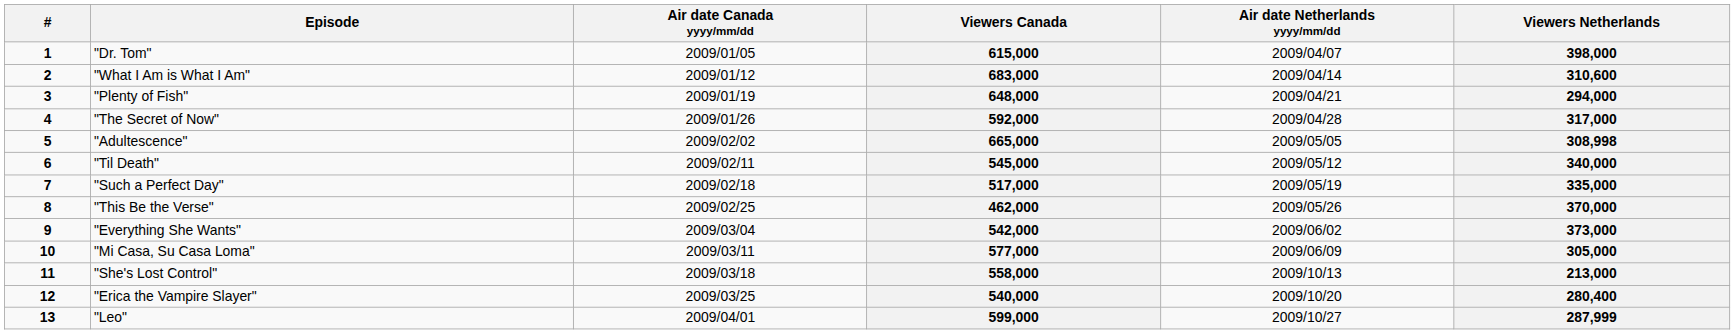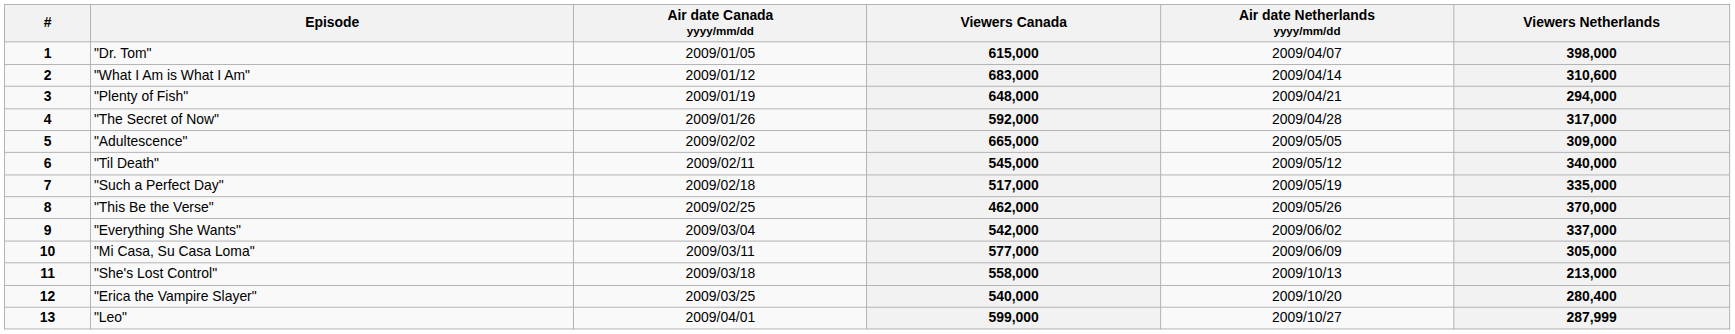(1592, 141) 308,998 -> (1592, 141) 309,000
(1592, 229) 373,000 -> (1592, 229) 337,000
